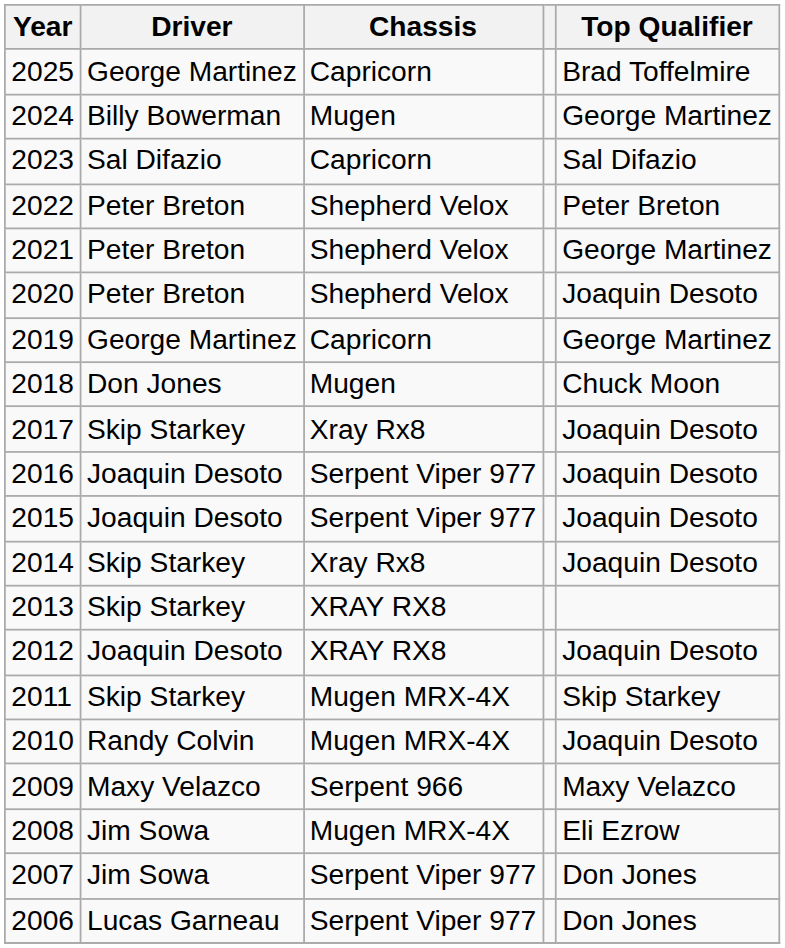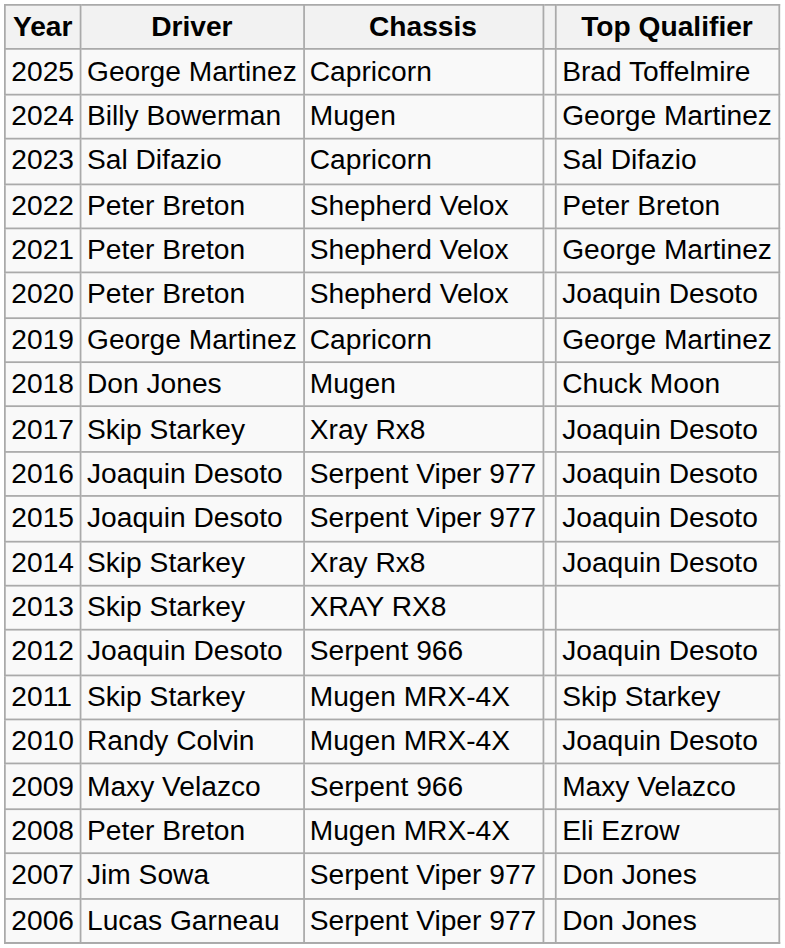(378, 652) XRAY RX8 -> (386, 652) Serpent 966
(148, 830) Jim Sowa -> (166, 830) Peter Breton
